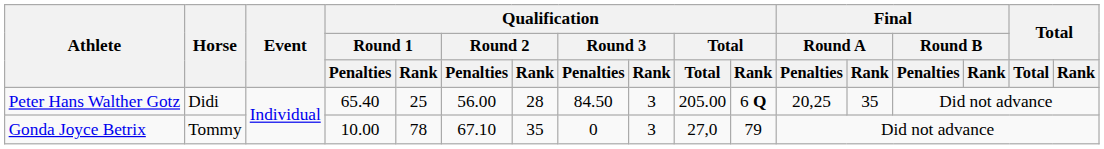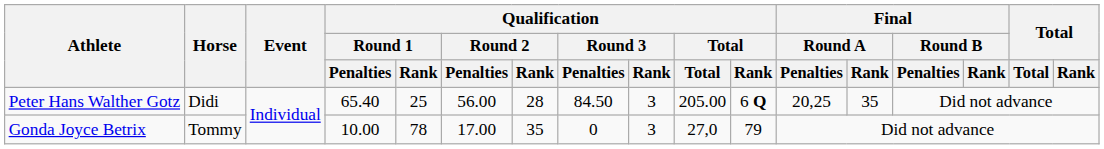(477, 130) 67.10 -> (477, 130) 17.00
